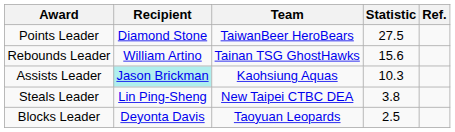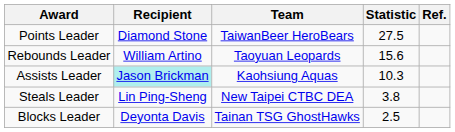(287, 55) Tainan TSG GhostHawks -> (287, 55) Taoyuan Leopards
(287, 117) Taoyuan Leopards -> (287, 117) Tainan TSG GhostHawks
